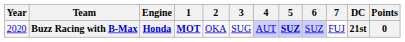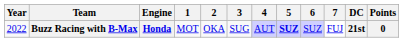(17, 28) 2020 -> (17, 28) 2022
(188, 28) bold -> (188, 28) normal
